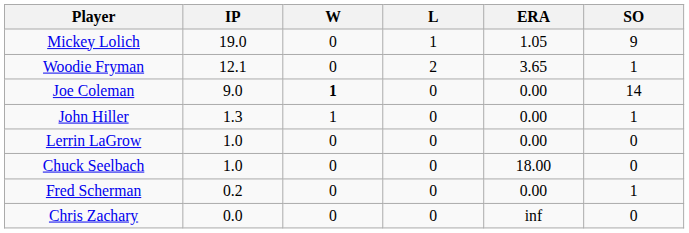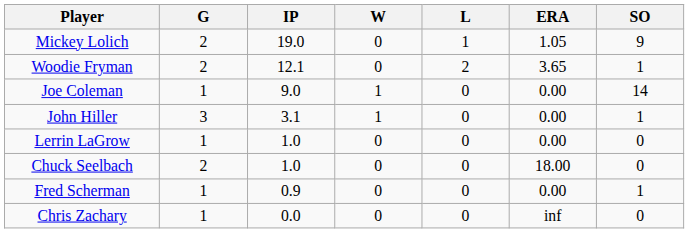+ column: (203, 16)
(333, 91) bold -> (378, 91) normal
(233, 116) 1.3 -> (291, 116) 3.1
(233, 191) 0.2 -> (291, 191) 0.9
